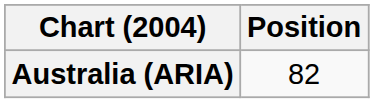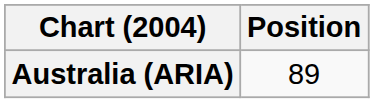(304, 73) 82 -> (304, 73) 89
